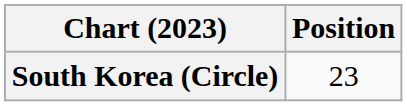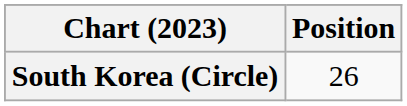(344, 75) 23 -> (344, 75) 26
